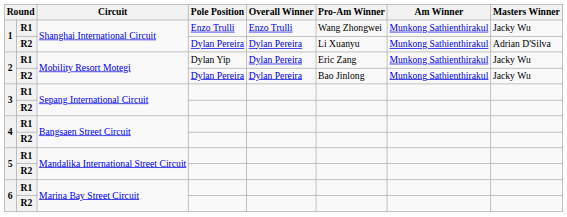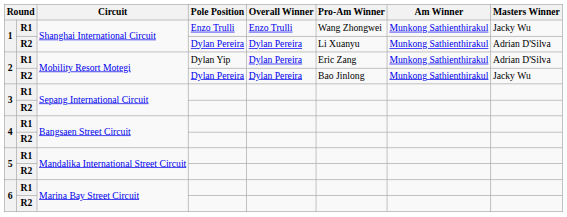(512, 59) Jacky Wu -> (522, 59) Adrian D'Silva
